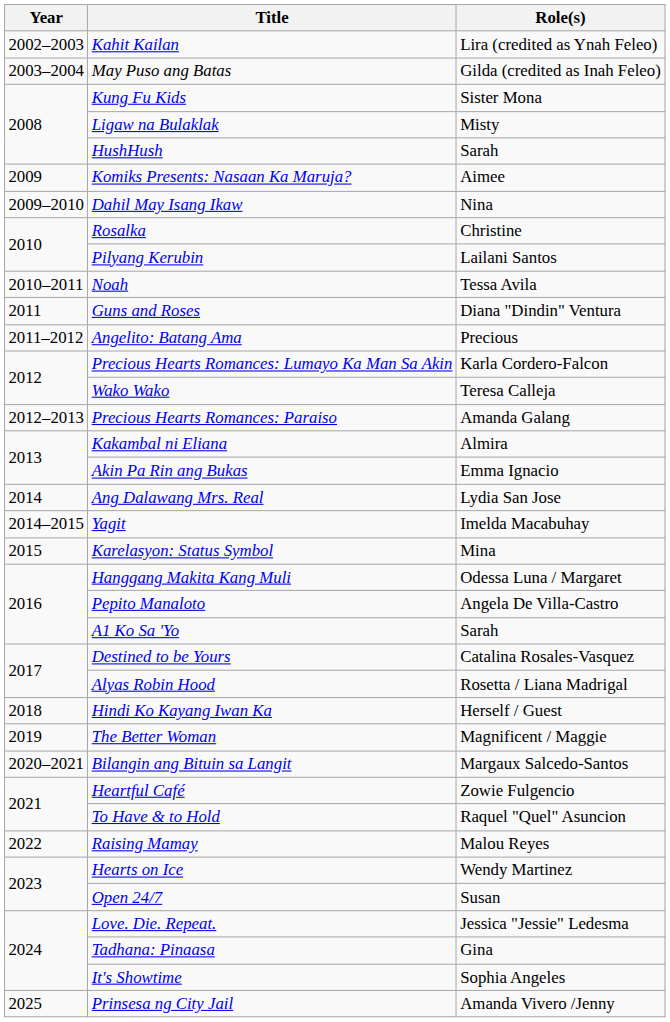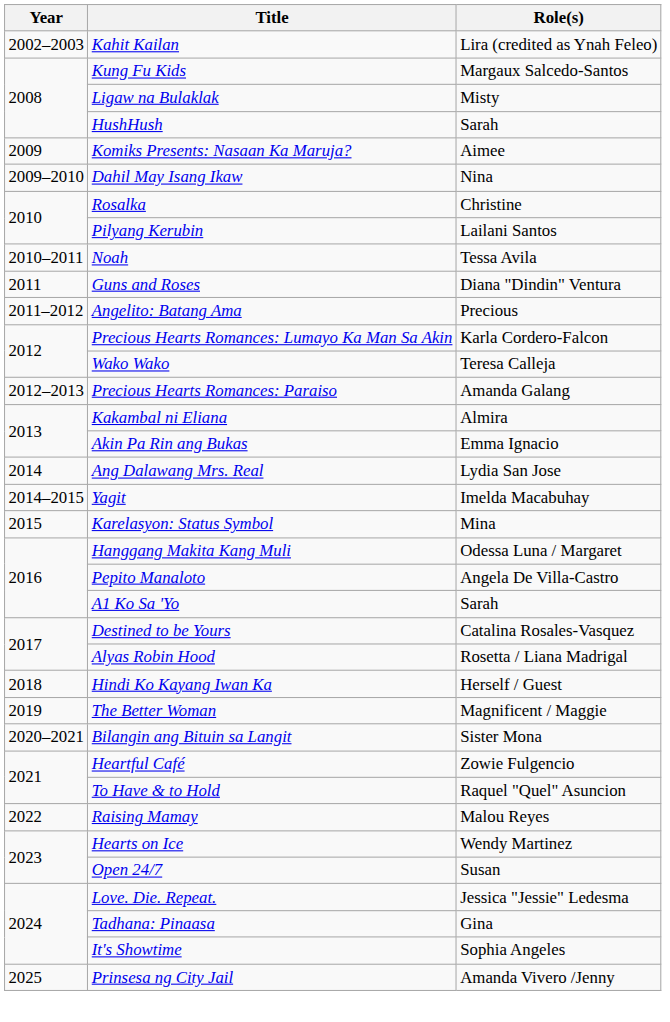- row: (161, 71)
(501, 97) Sister Mona -> (544, 71) Margaux Salcedo-Santos
(544, 763) Margaux Salcedo-Santos -> (501, 737) Sister Mona
